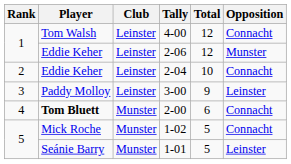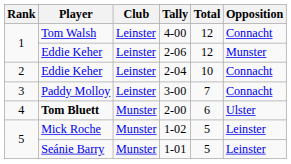(207, 91) 9 -> (207, 91) 7
(246, 91) Leinster -> (249, 91) Connacht
(249, 110) Connacht -> (241, 110) Ulster
(249, 129) Connacht -> (246, 129) Leinster
